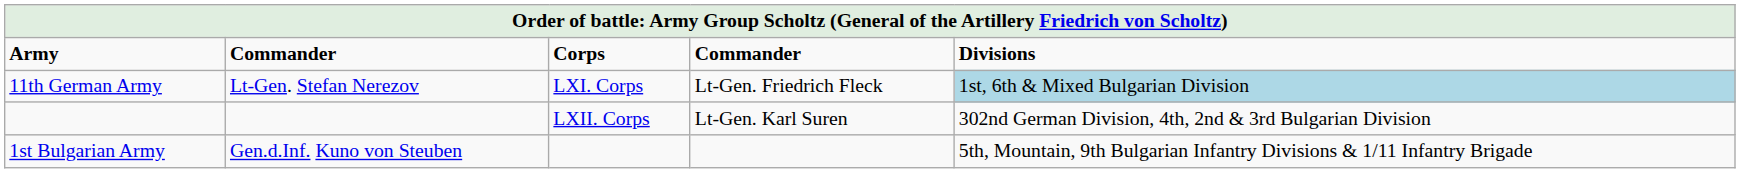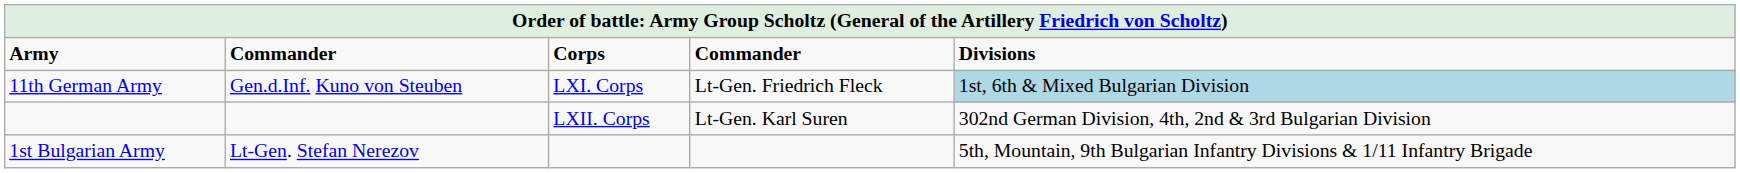(324, 85) Lt-Gen. Stefan Nerezov -> (346, 85) Gen.d.Inf. Kuno von Steuben
(346, 150) Gen.d.Inf. Kuno von Steuben -> (324, 150) Lt-Gen. Stefan Nerezov
